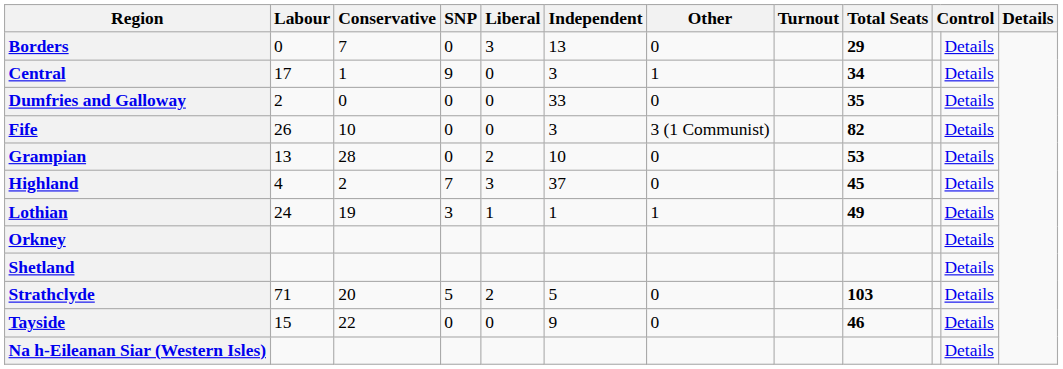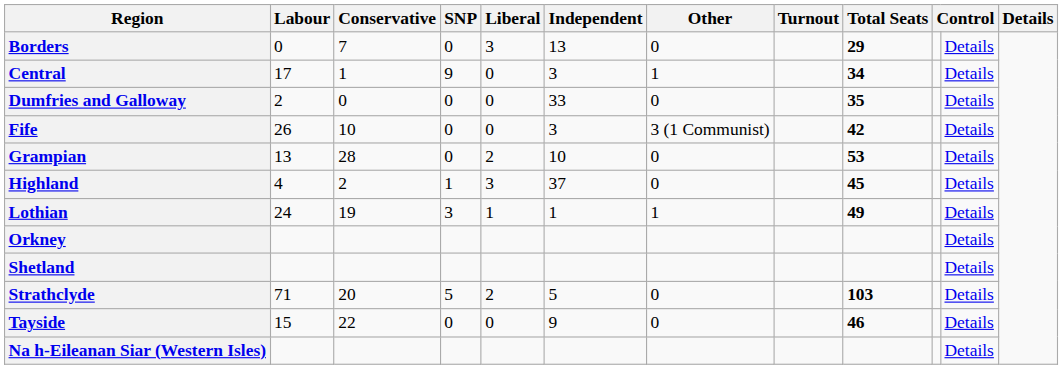(856, 128) 82 -> (856, 128) 42
(449, 184) 7 -> (449, 184) 1
